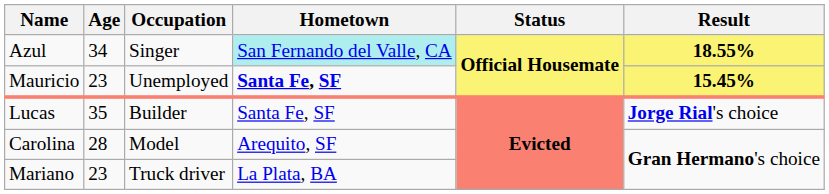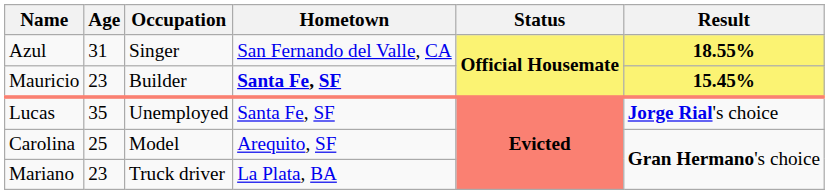(98, 50) 34 -> (98, 50) 31
(344, 50) paleturquoise background -> (344, 50) no background
(179, 80) Unemployed -> (158, 80) Builder
(158, 113) Builder -> (179, 113) Unemployed
(98, 143) 28 -> (98, 143) 25
